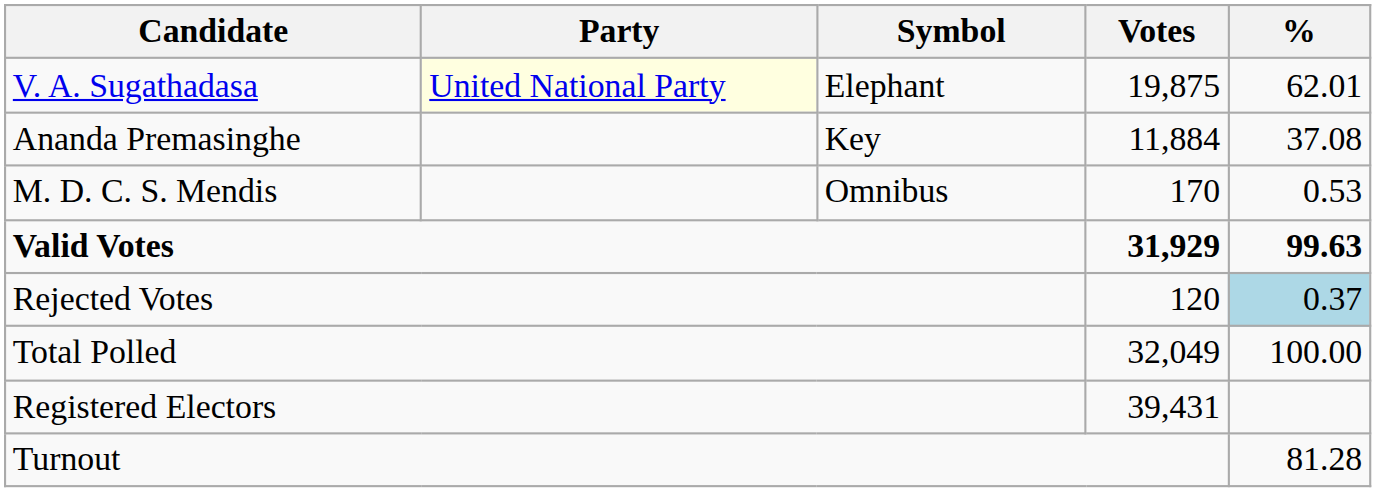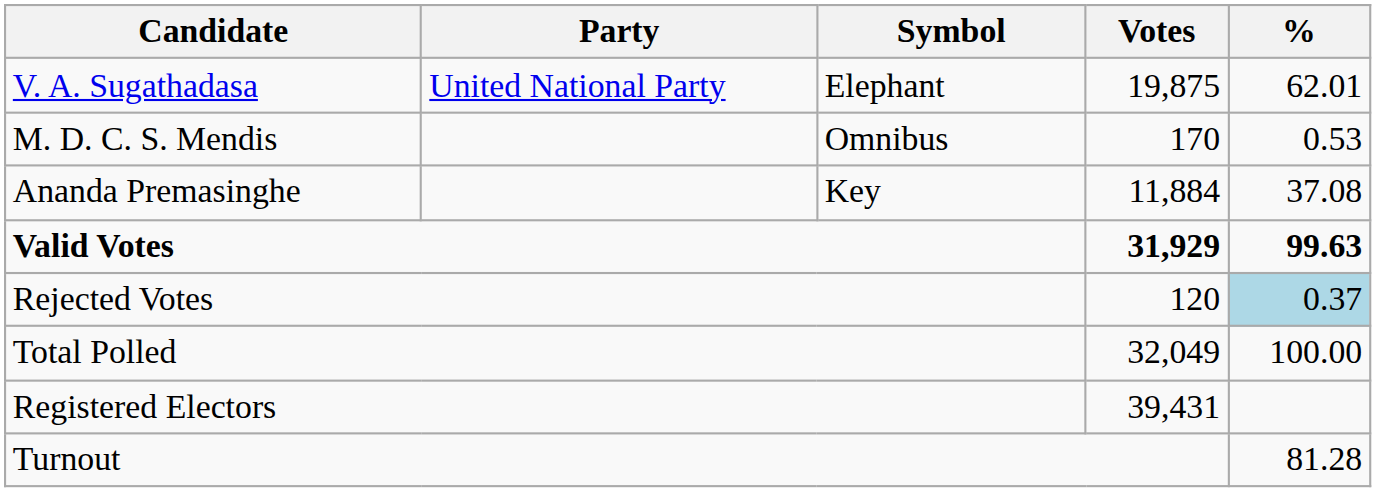(577, 84) lightyellow background -> (577, 84) no background
rows swapped: (157, 138) <-> (145, 191)
